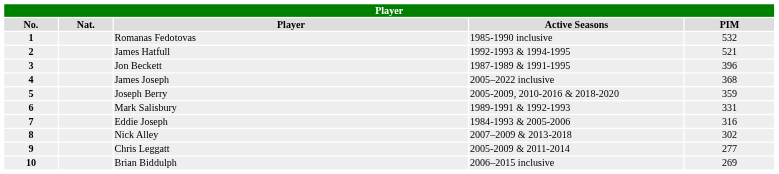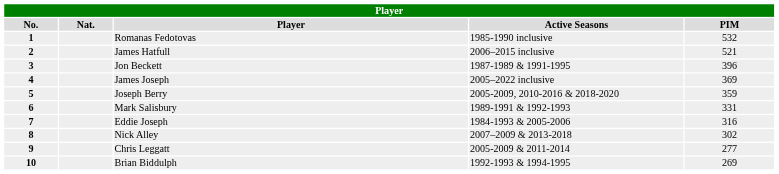(520, 52) 1992-1993 & 1994-1995 -> (512, 52) 2006–2015 inclusive
(729, 80) 368 -> (729, 80) 369
(512, 163) 2006–2015 inclusive -> (520, 163) 1992-1993 & 1994-1995
